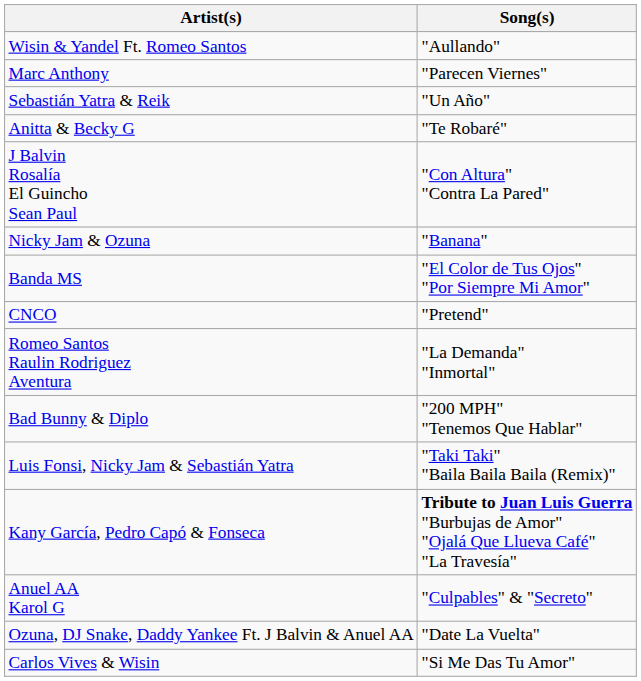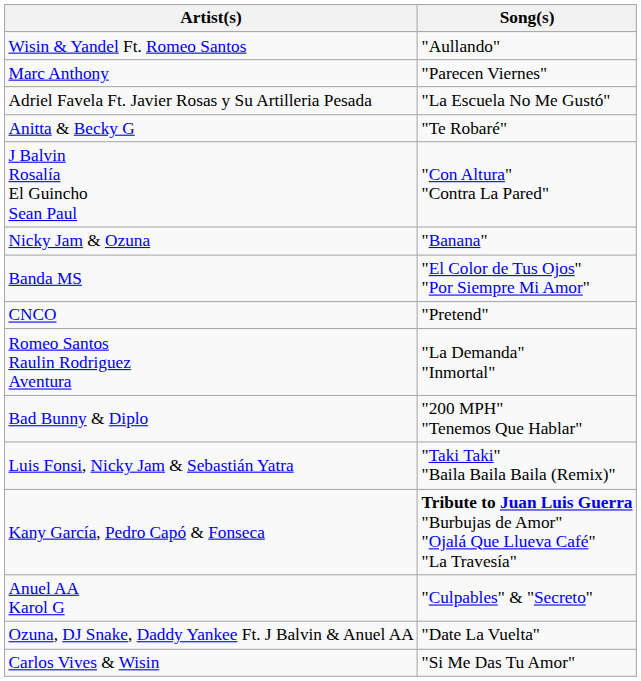+ row: (190, 100)
- row: (89, 100)
